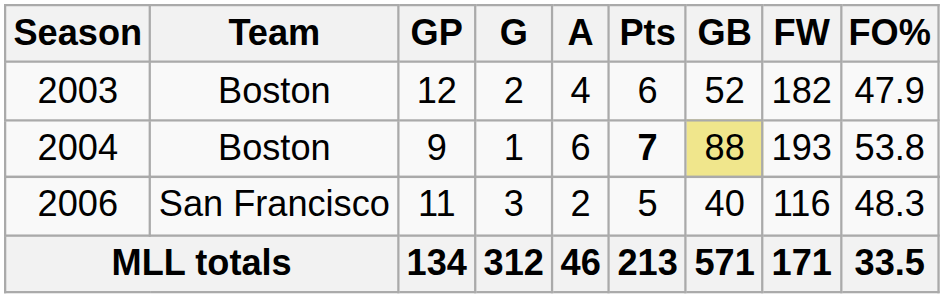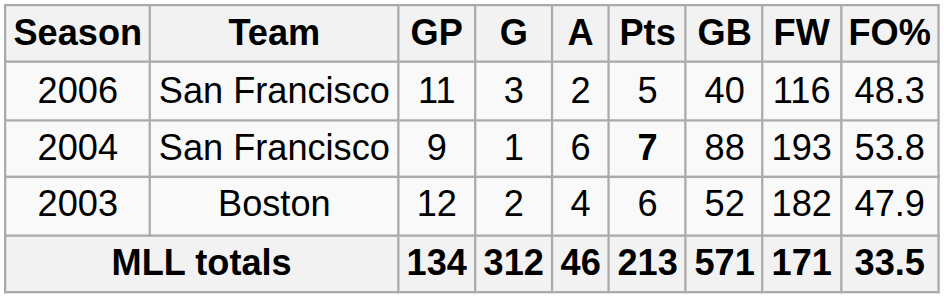rows swapped: (78, 90) <-> (78, 205)
(274, 147) Boston -> (274, 147) San Francisco
(725, 147) khaki background -> (725, 147) no background
